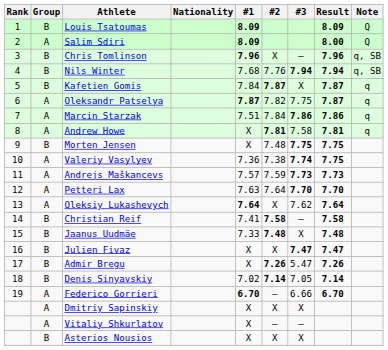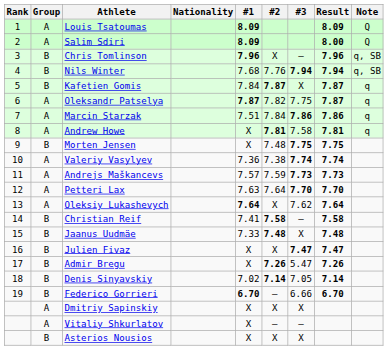(46, 27) B -> (46, 27) A
(333, 160) 7.75 -> (333, 160) 7.74
(46, 294) A -> (46, 294) B
